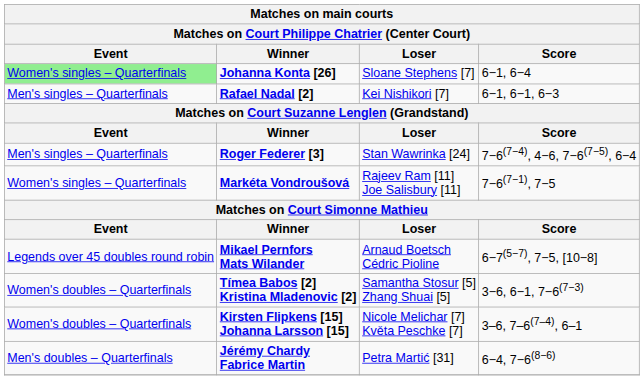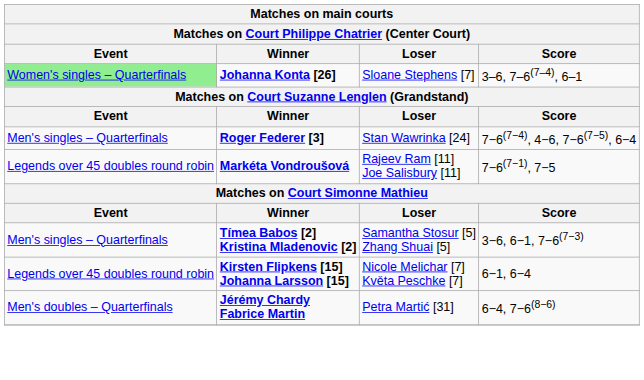(506, 73) 6−1, 6−4 -> (532, 75) 3–6, 7–6(7–4), 6–1
- row: (267, 93)
(97, 183) Women's singles – Quarterfinals -> (111, 166) Legends over 45 doubles round robin
- row: (266, 256)
(99, 290) Women's doubles – Quarterfinals -> (88, 240) Men's singles – Quarterfinals
(99, 324) Women's doubles – Quarterfinals -> (111, 273) Legends over 45 doubles round robin
(532, 324) 3–6, 7–6(7–4), 6–1 -> (506, 273) 6−1, 6−4
